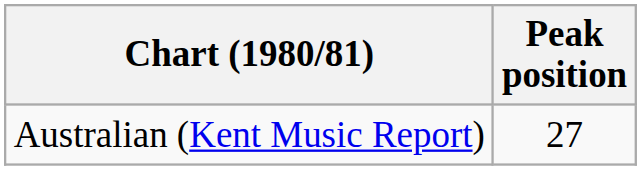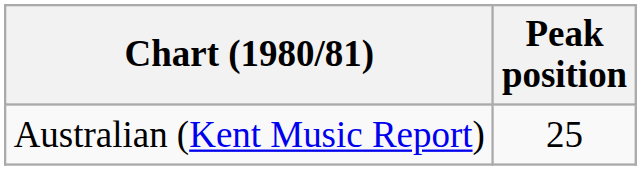(565, 134) 27 -> (565, 134) 25
